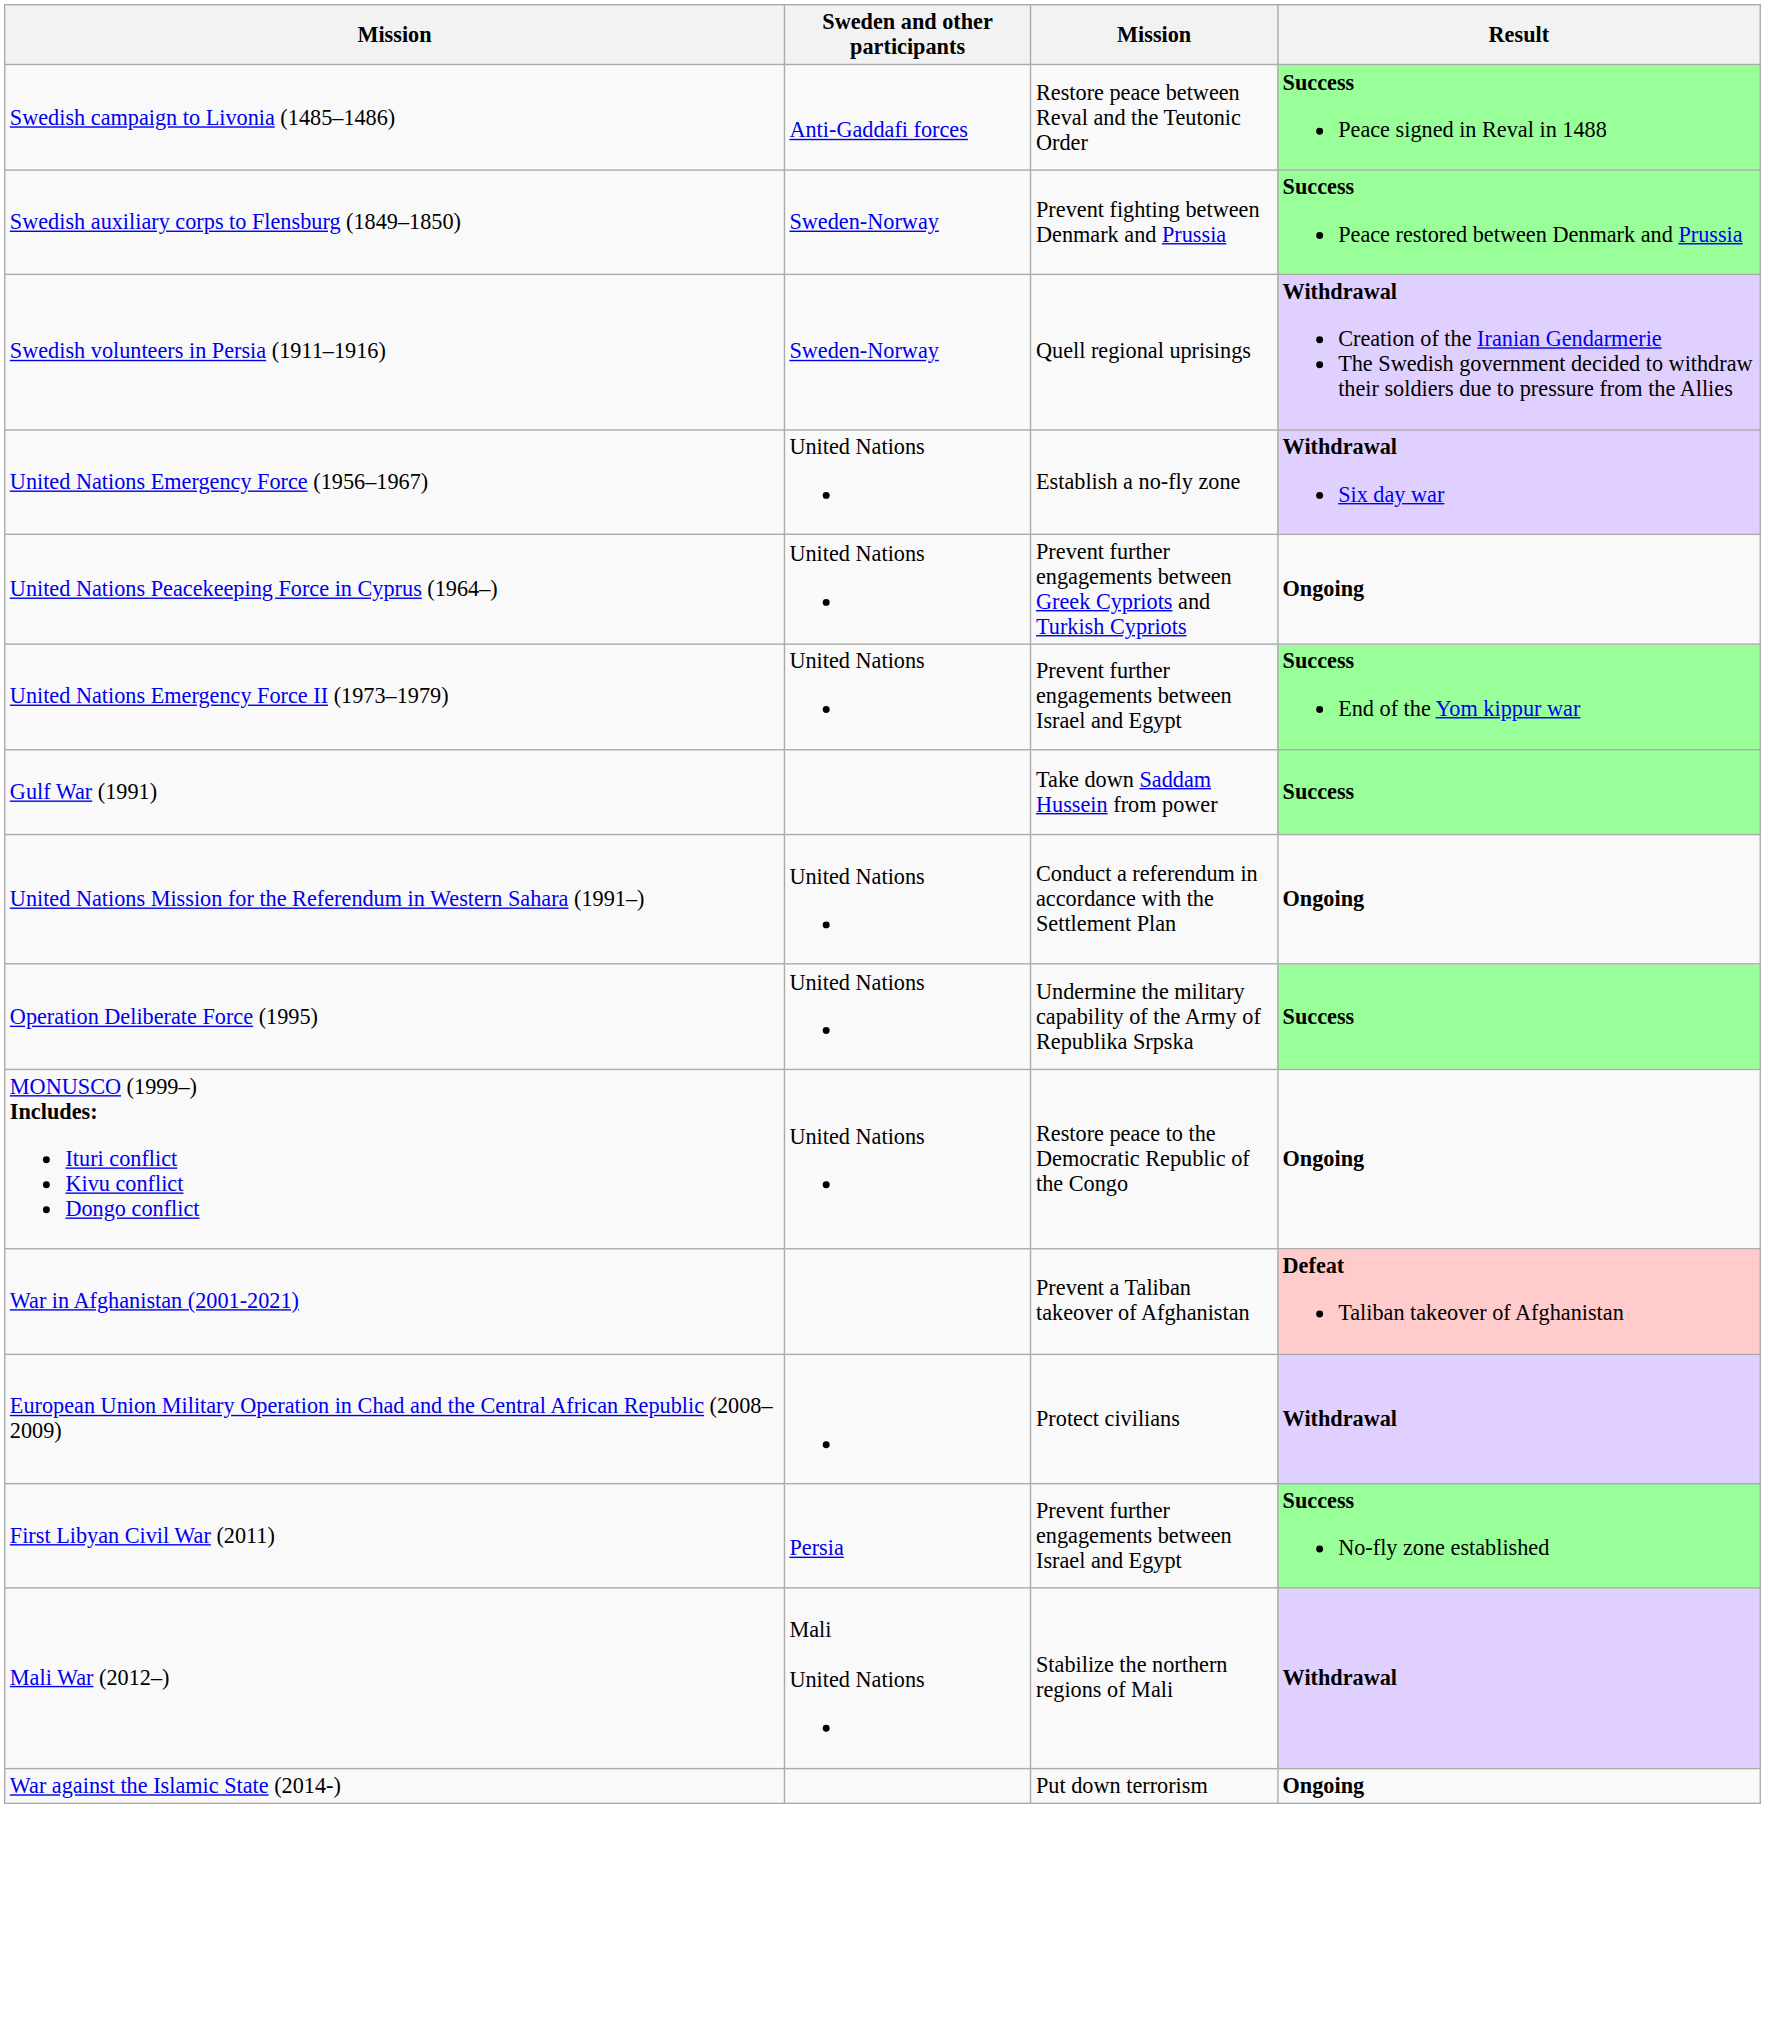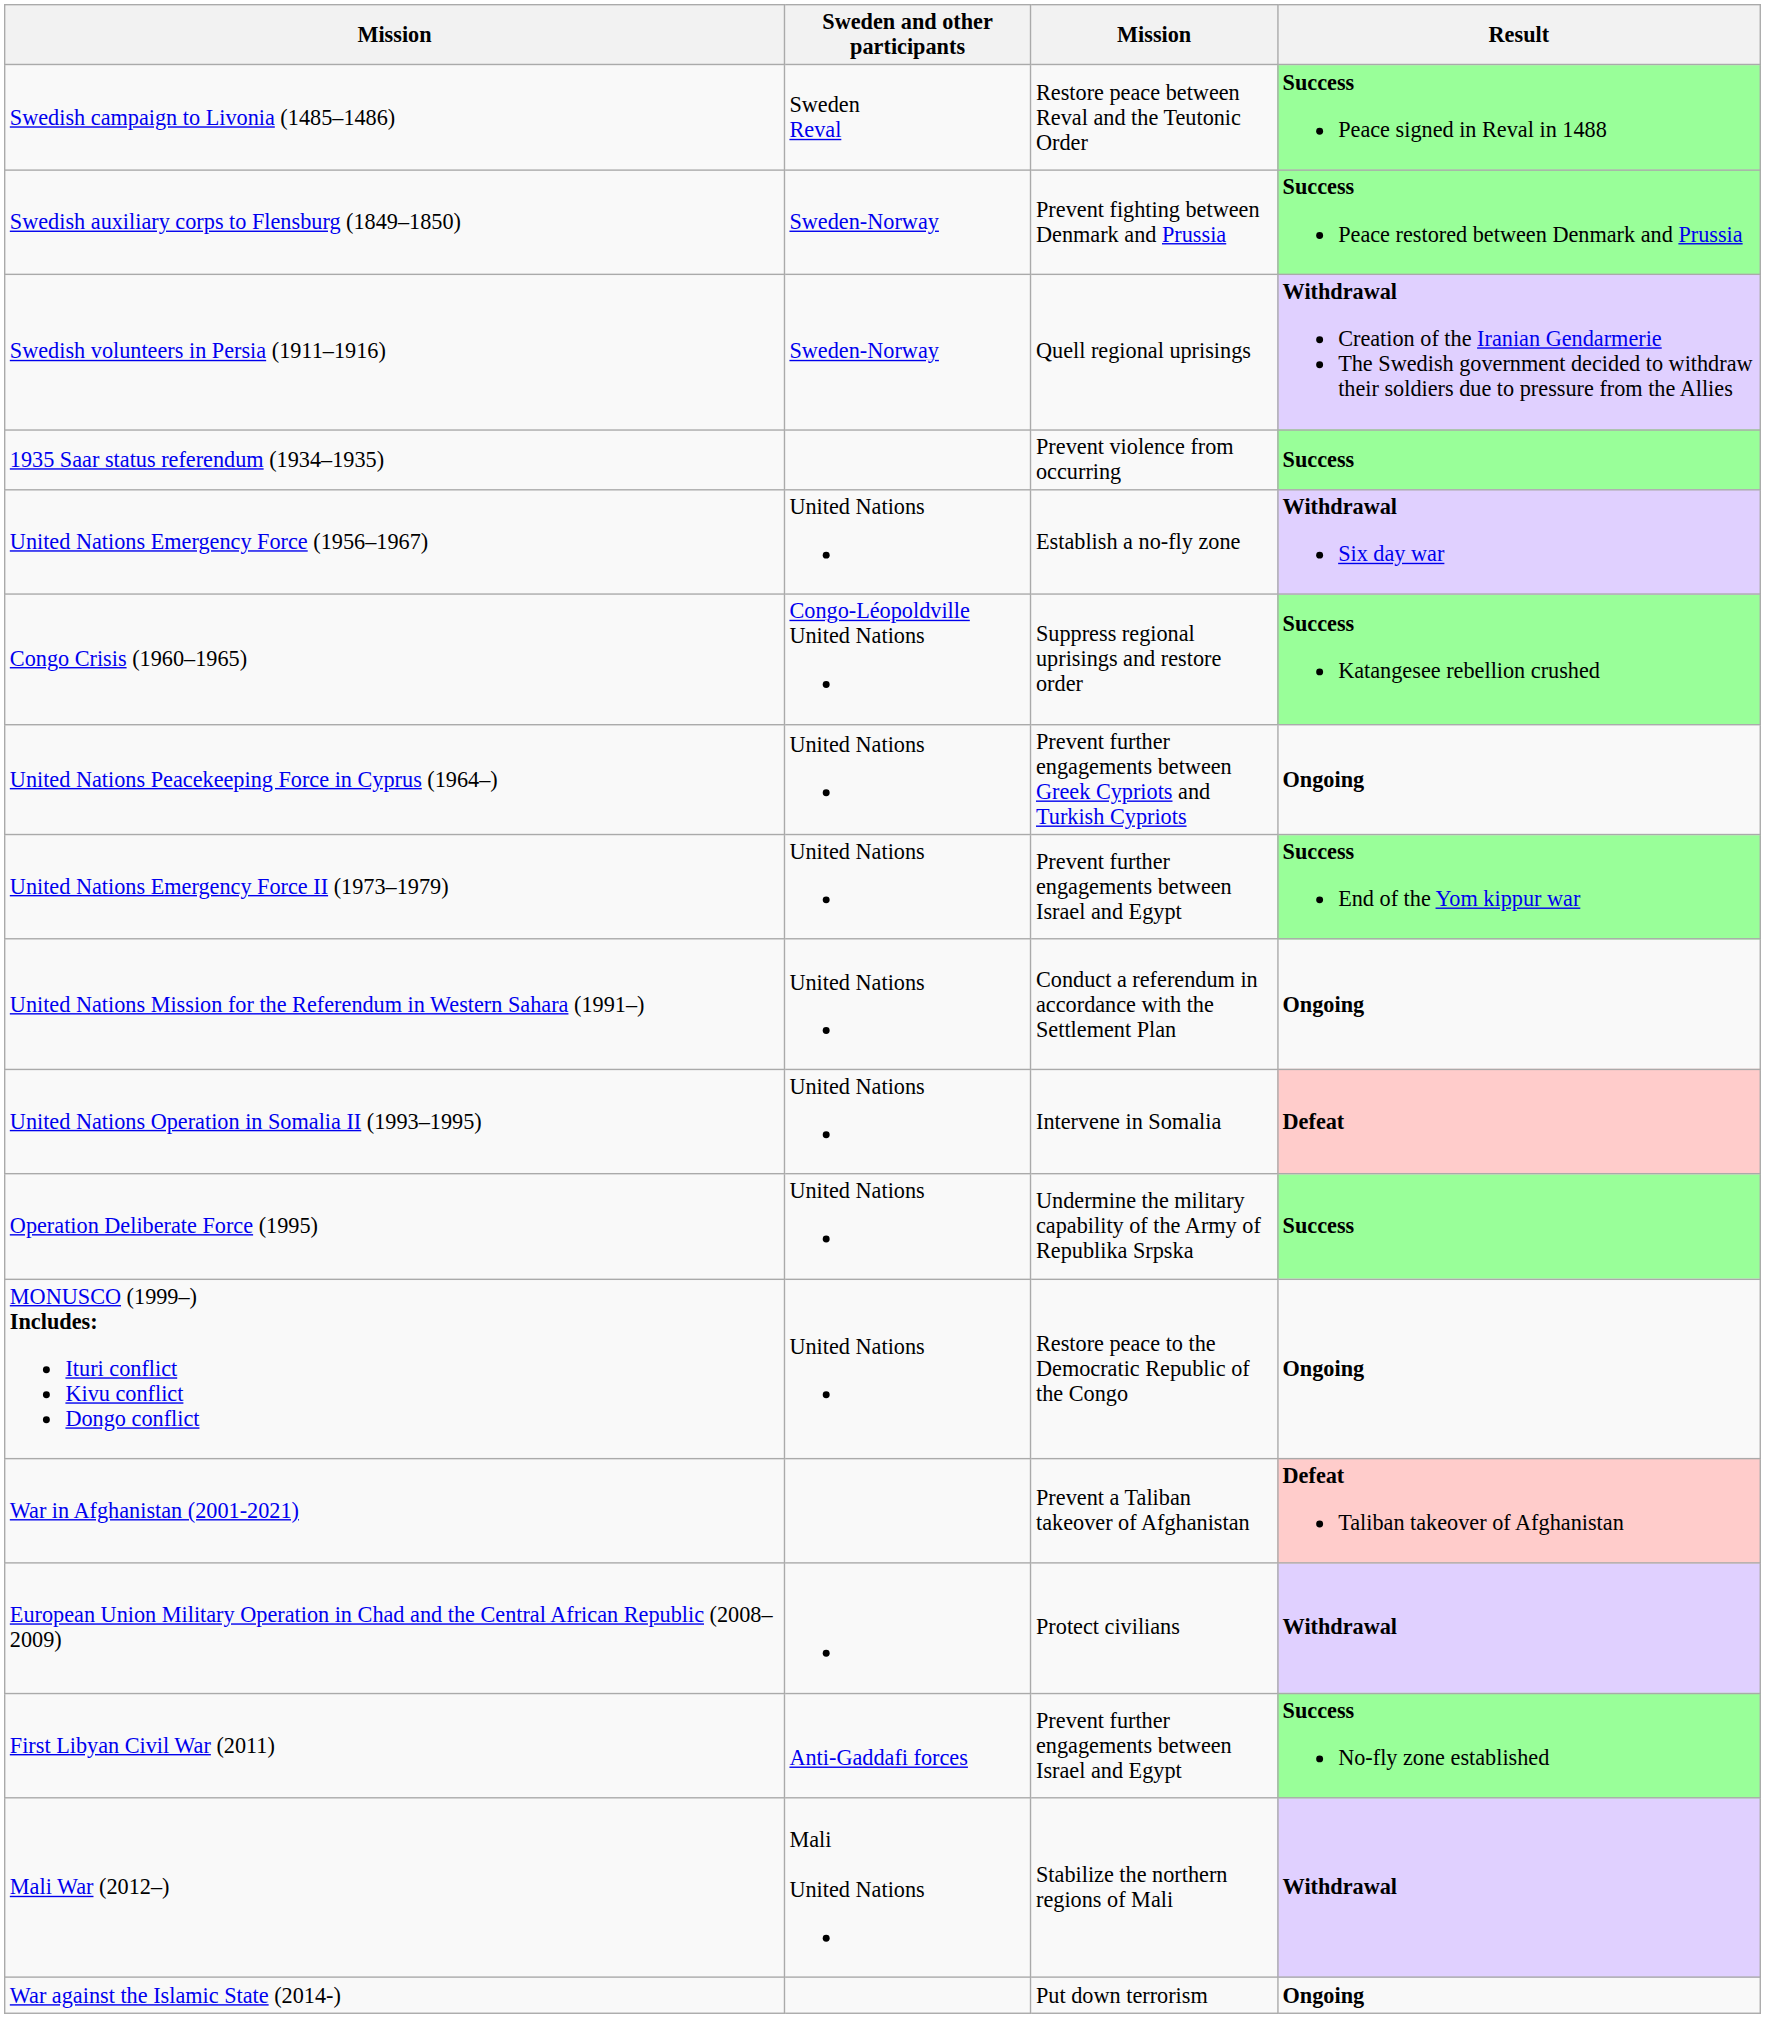(879, 129) Anti-Gaddafi forces -> (825, 117) Sweden Reval
+ row: (197, 459)
+ row: (128, 659)
- row: (83, 791)
+ row: (246, 1121)
(817, 1548) Persia -> (879, 1757) Anti-Gaddafi forces
